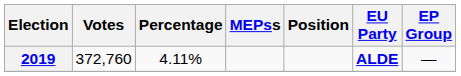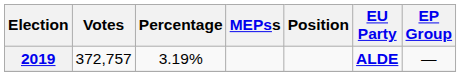(104, 58) 372,760 -> (104, 58) 372,757
(181, 58) 4.11% -> (181, 58) 3.19%
